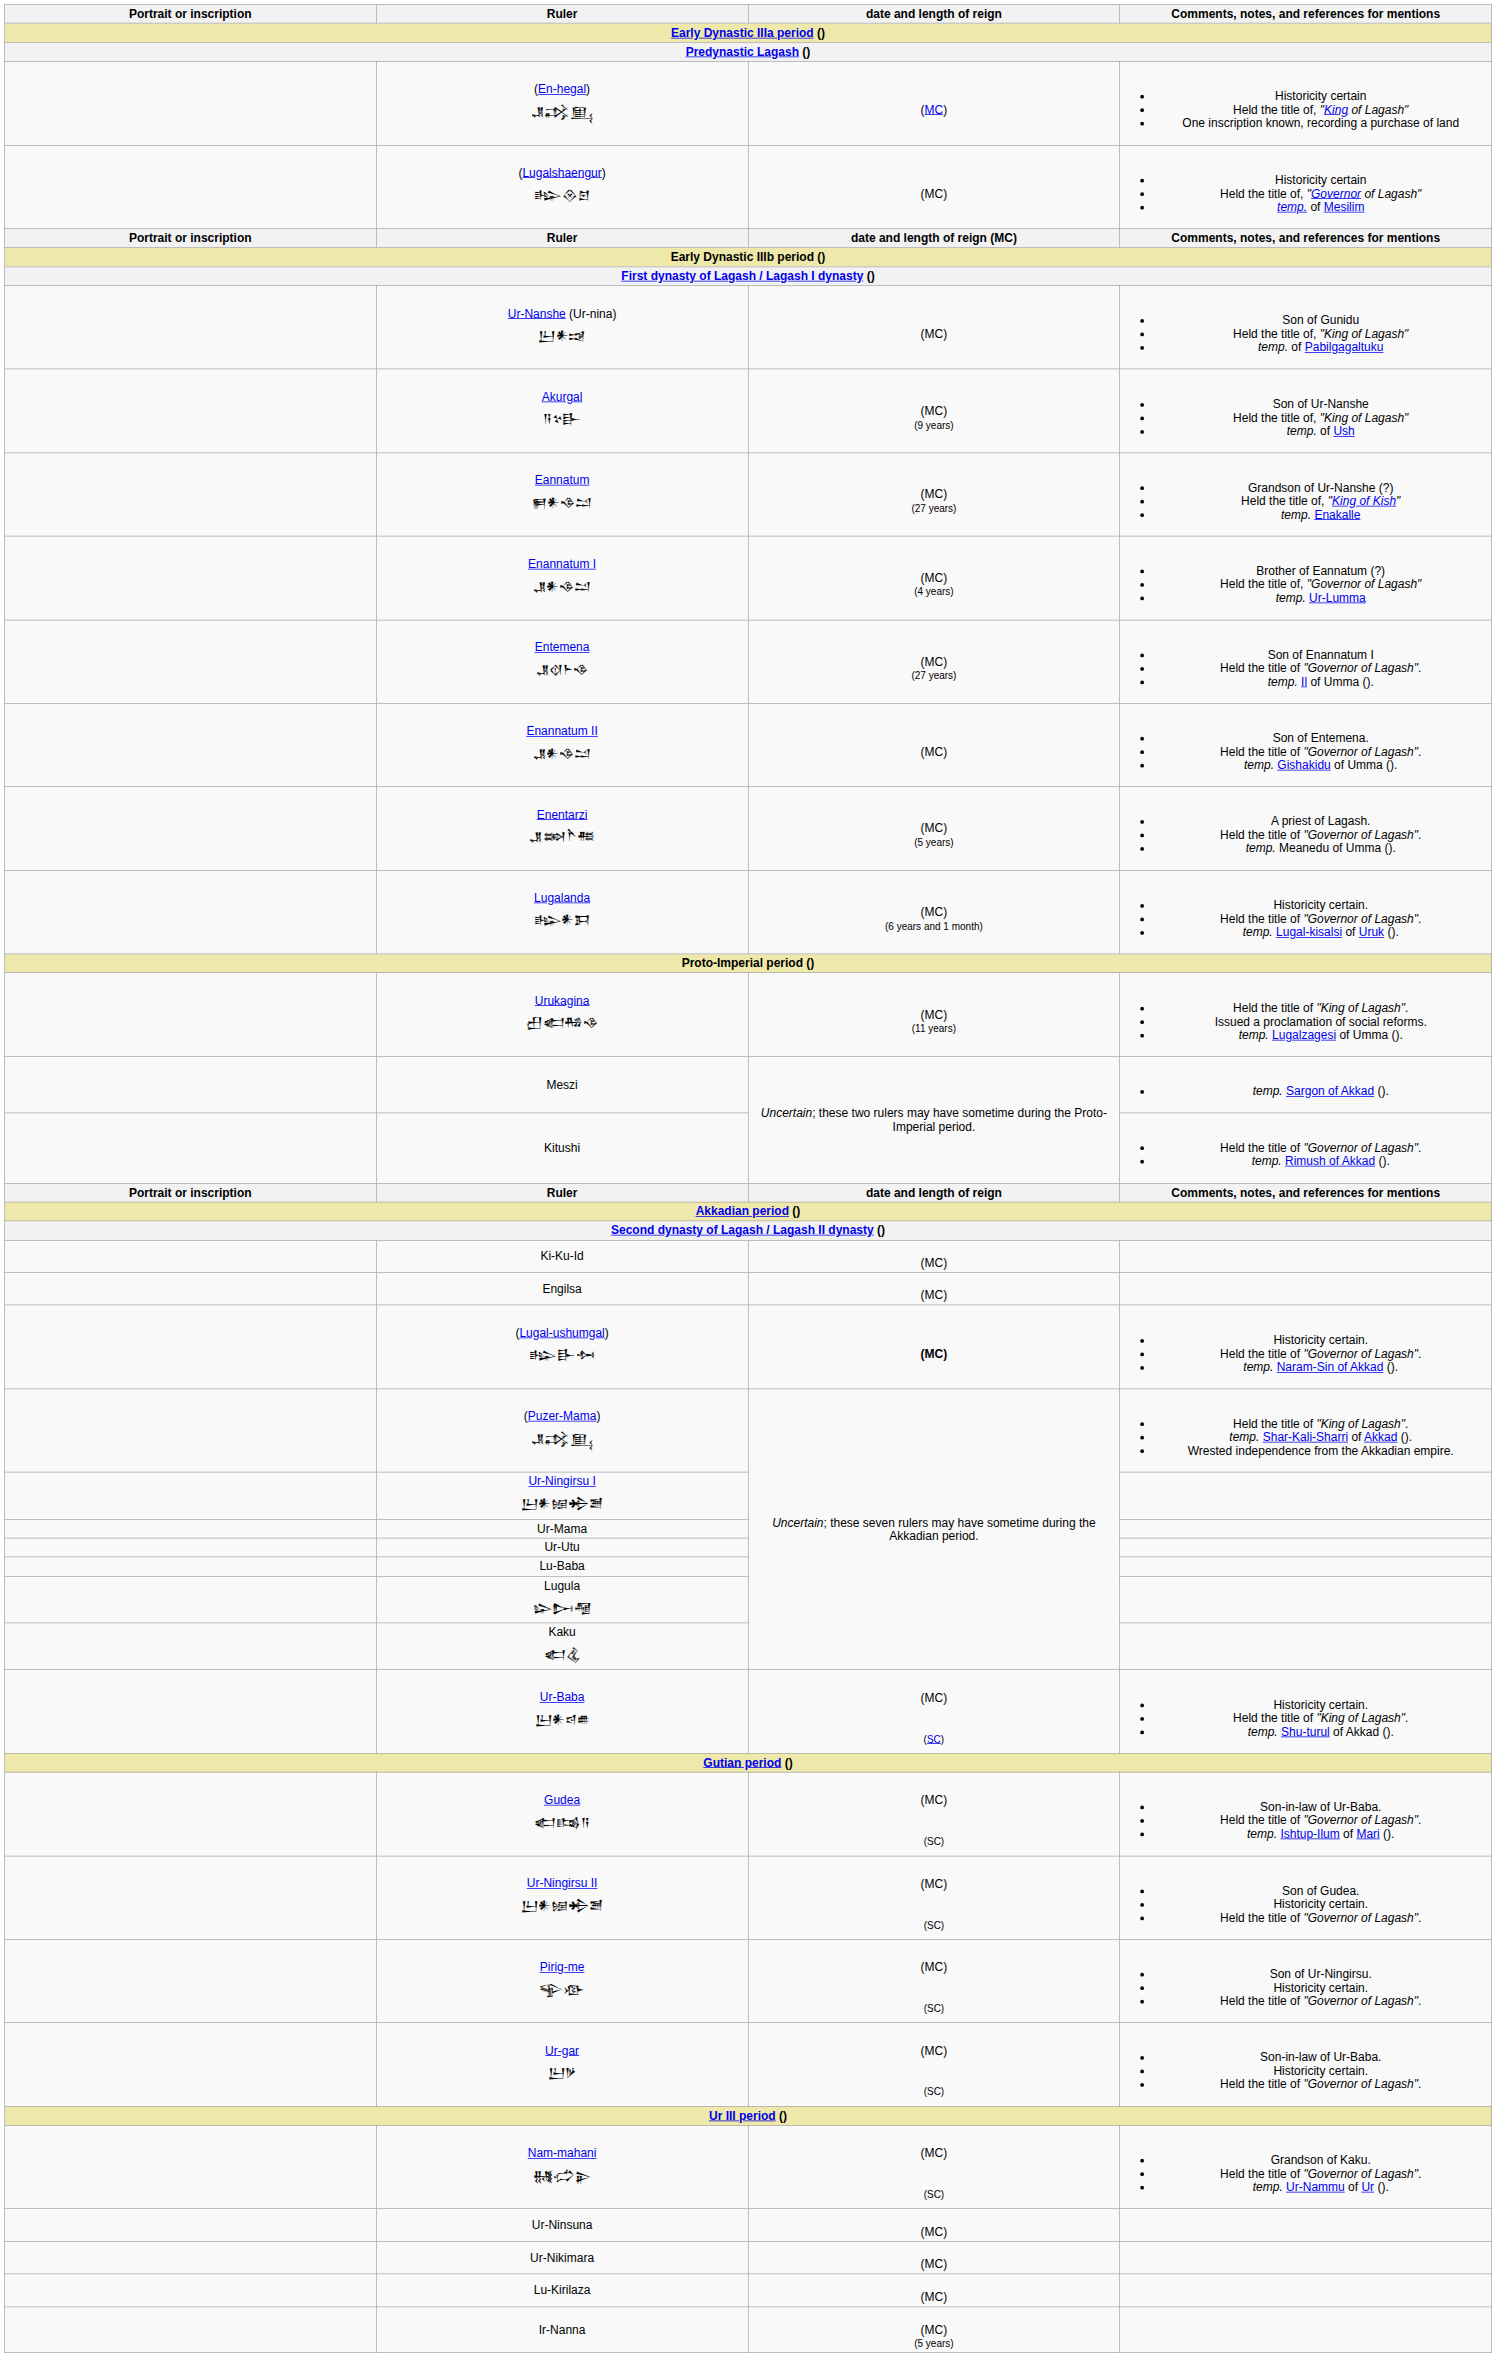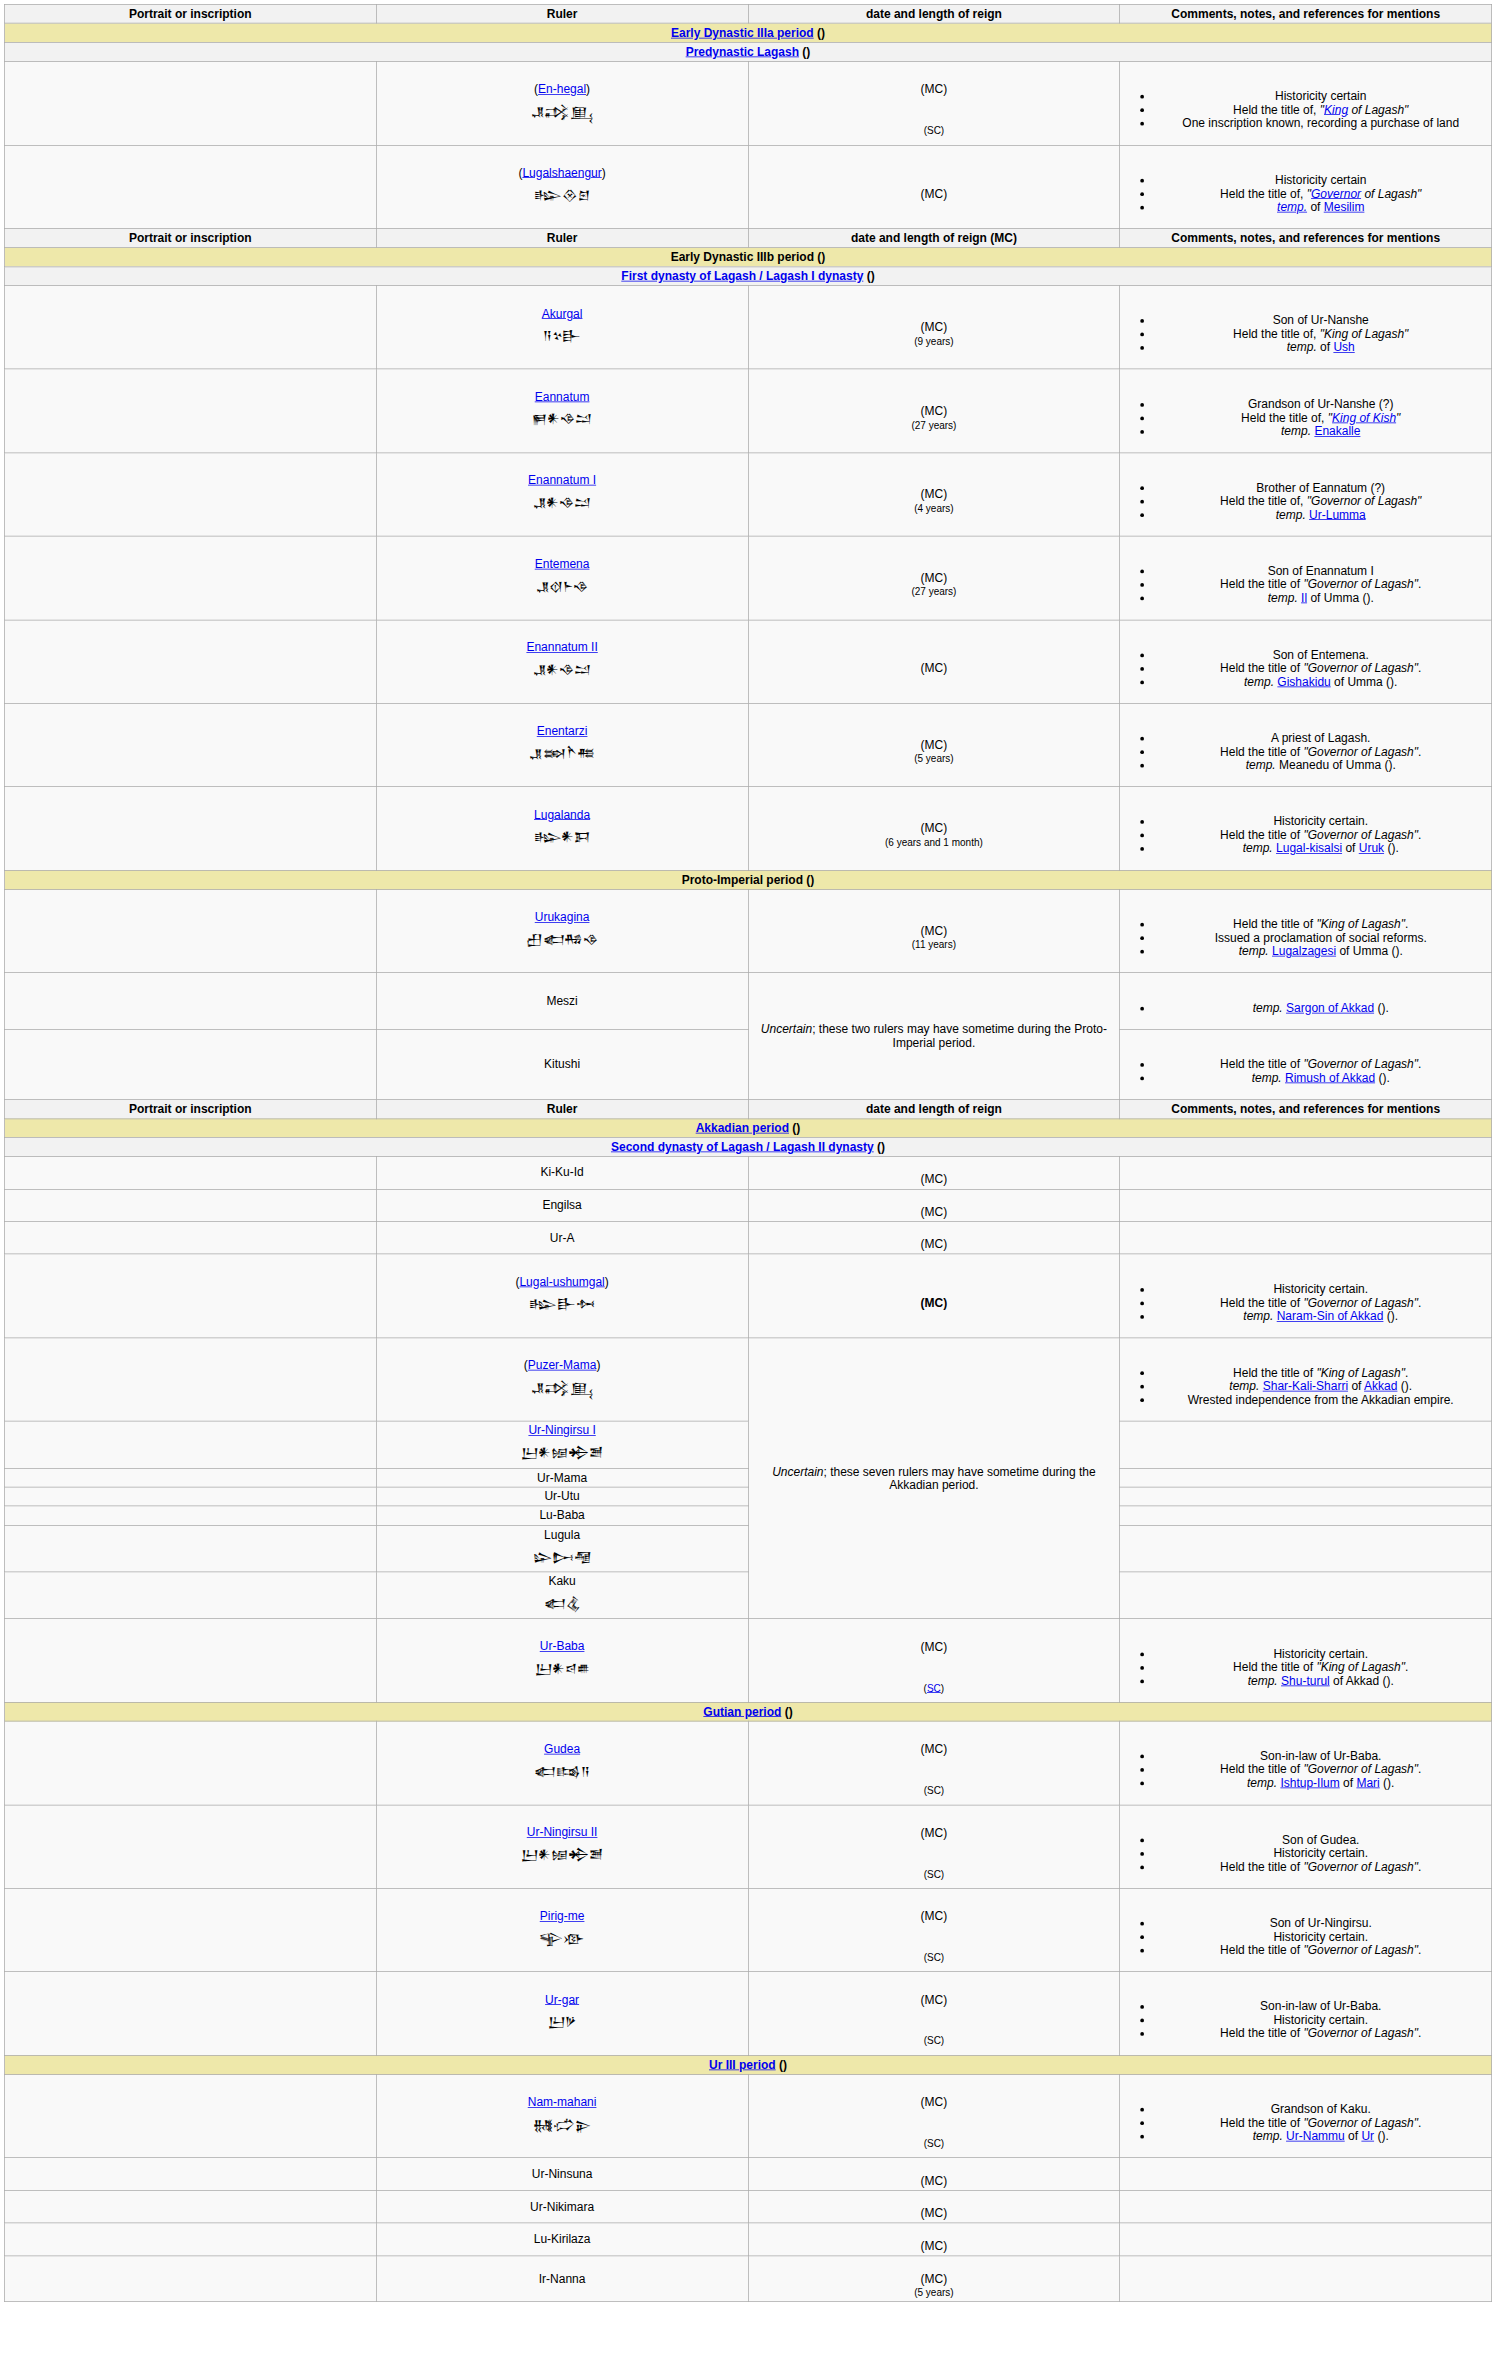(934, 110) (MC) -> (934, 110) (MC) (SC)
- row: (562, 324)
+ row: (562, 1238)
